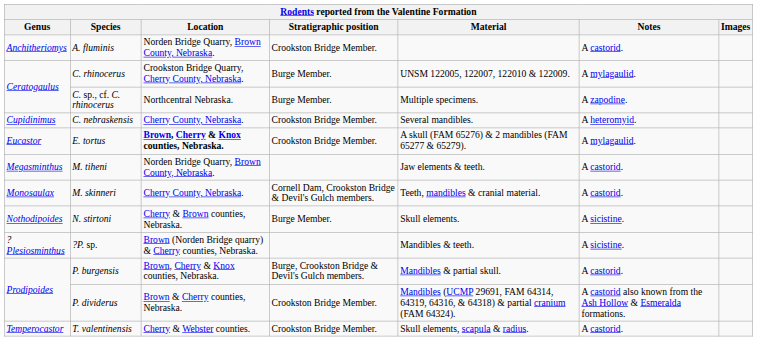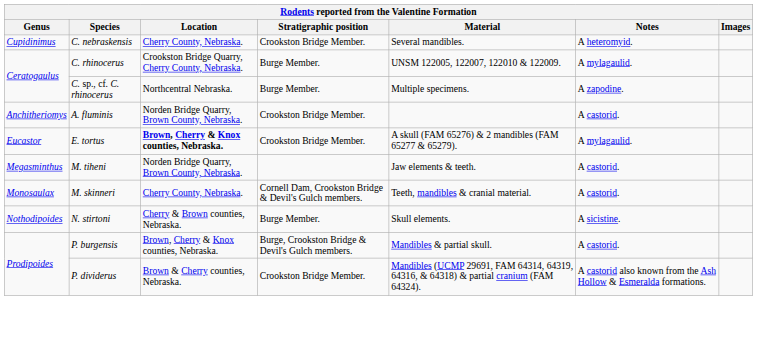rows swapped: (93, 47) <-> (103, 120)
- row: (85, 245)
- row: (102, 328)
